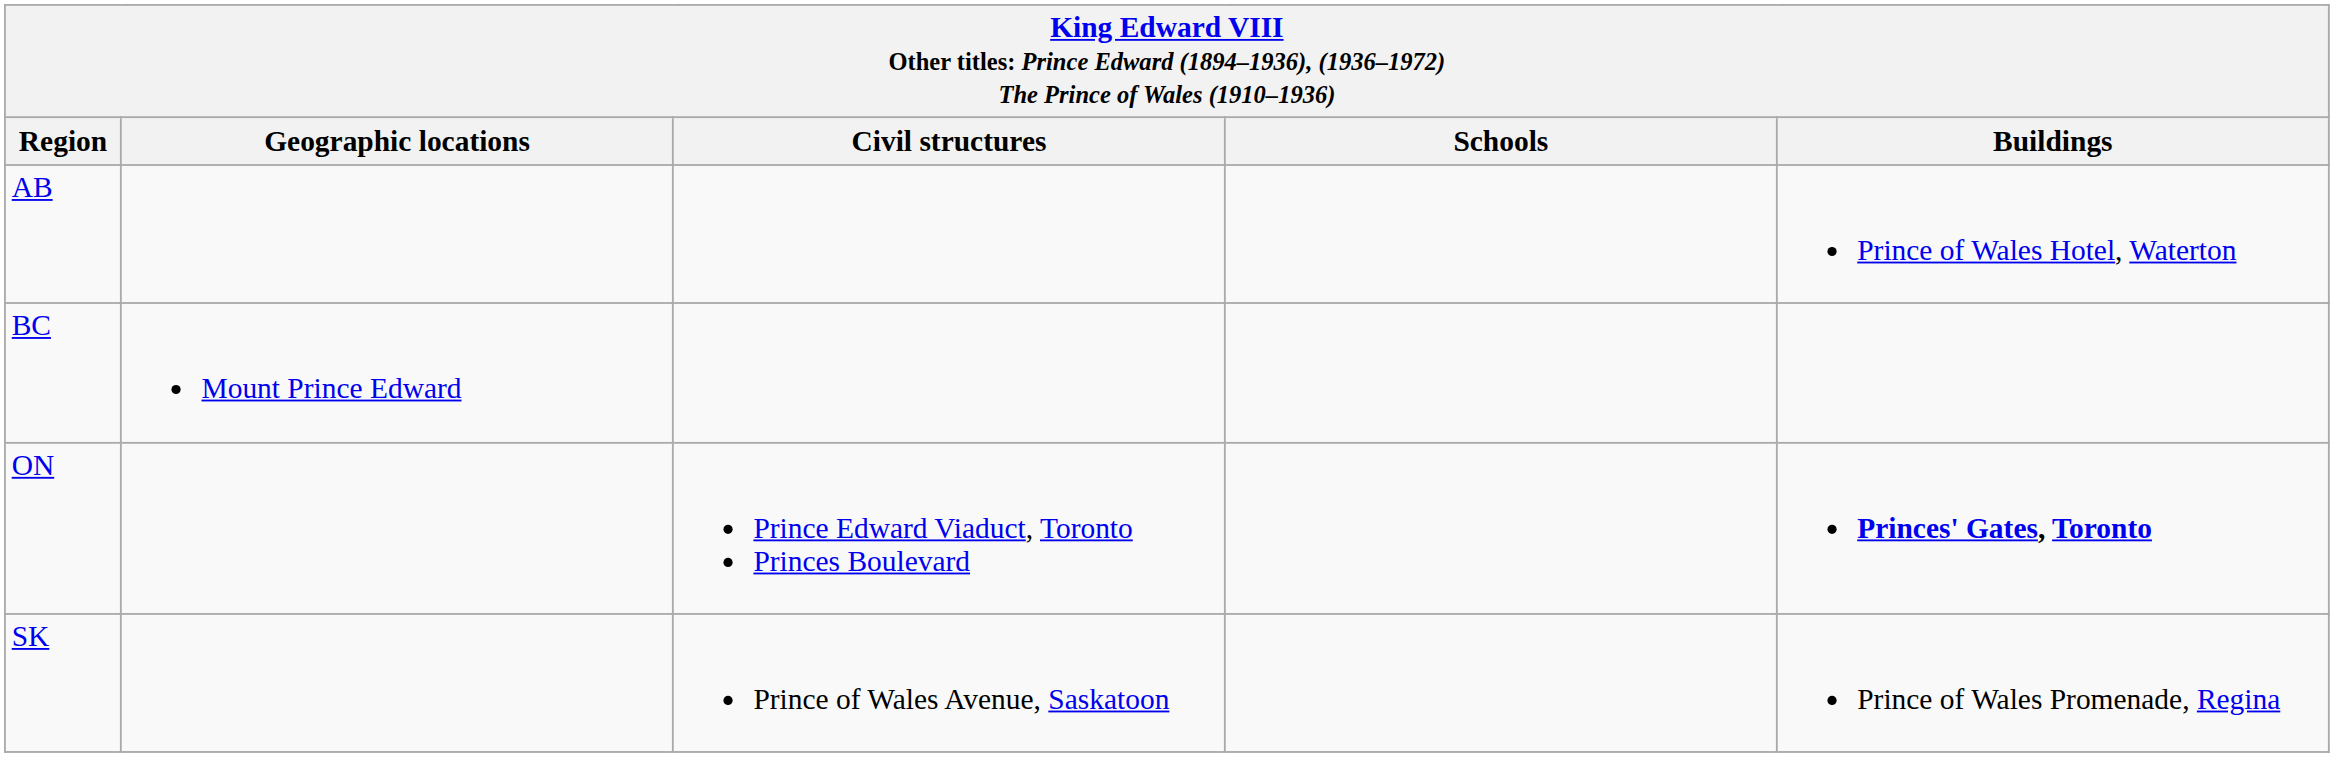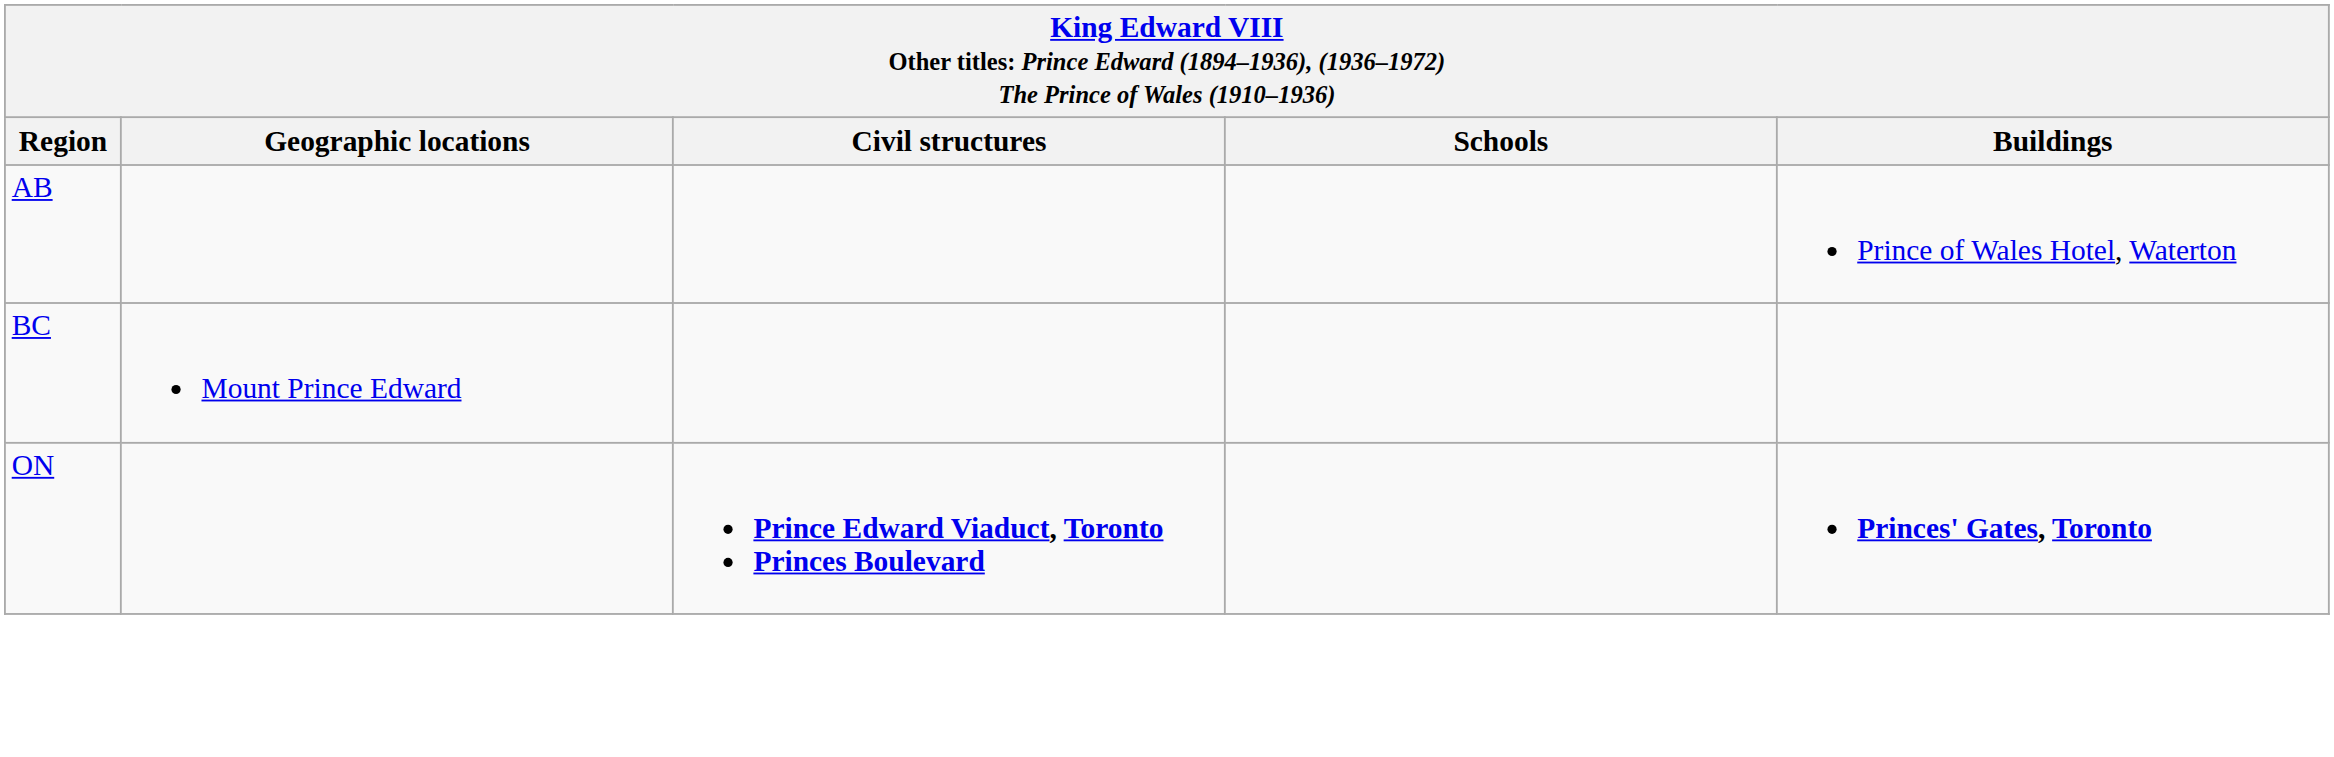(949, 544) normal -> (949, 544) bold
- row: (31, 636)
